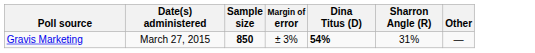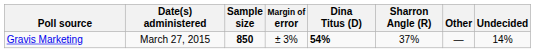+ column: (503, 23)
(409, 39) 31% -> (409, 39) 37%
